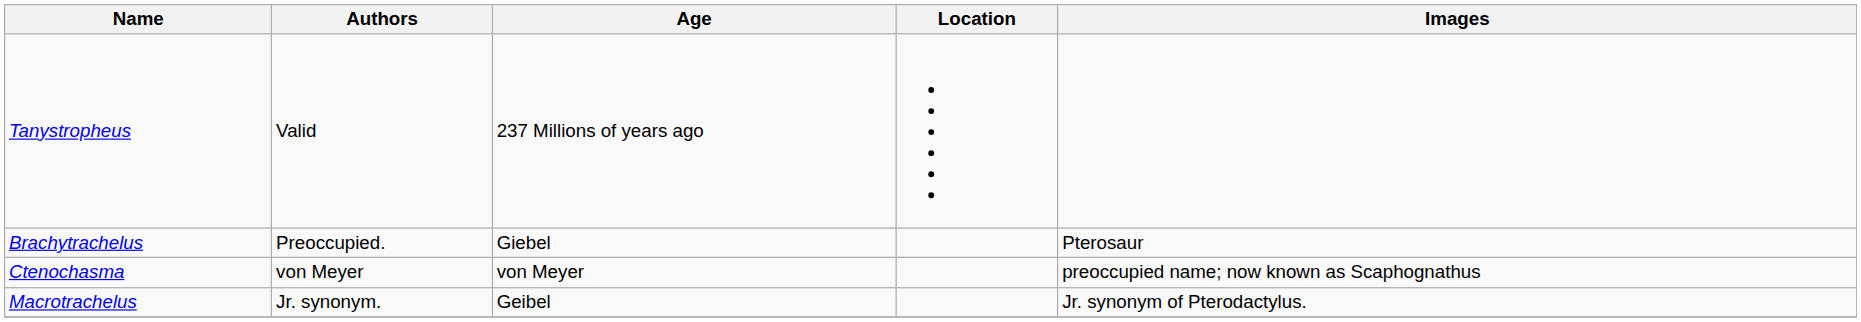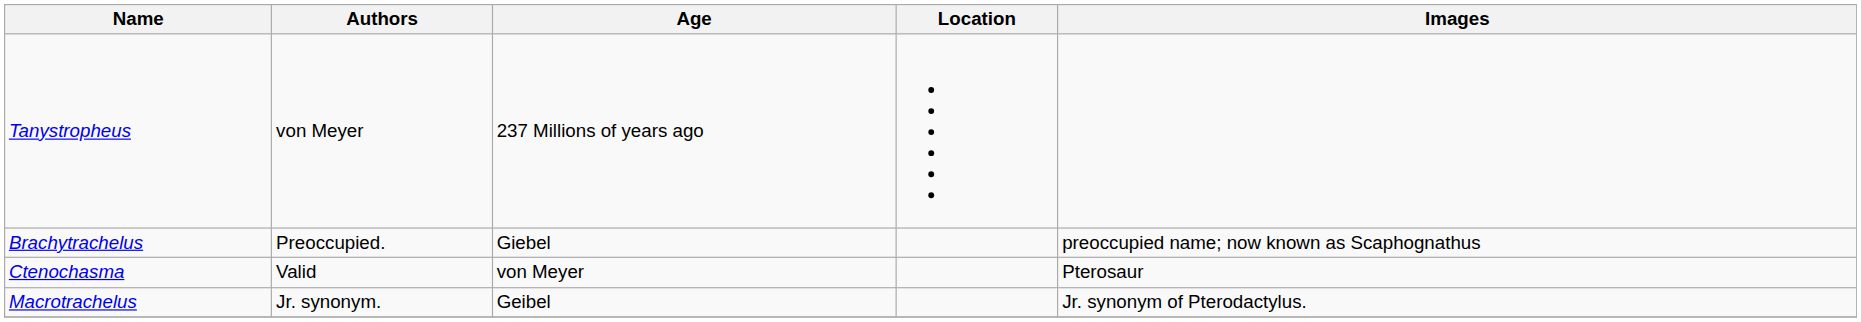(296, 130) Valid -> (320, 130) von Meyer
(1103, 242) Pterosaur -> (1271, 242) preoccupied name; now known as Scaphognathus
(320, 272) von Meyer -> (296, 272) Valid
(1271, 272) preoccupied name; now known as Scaphognathus -> (1103, 272) Pterosaur
